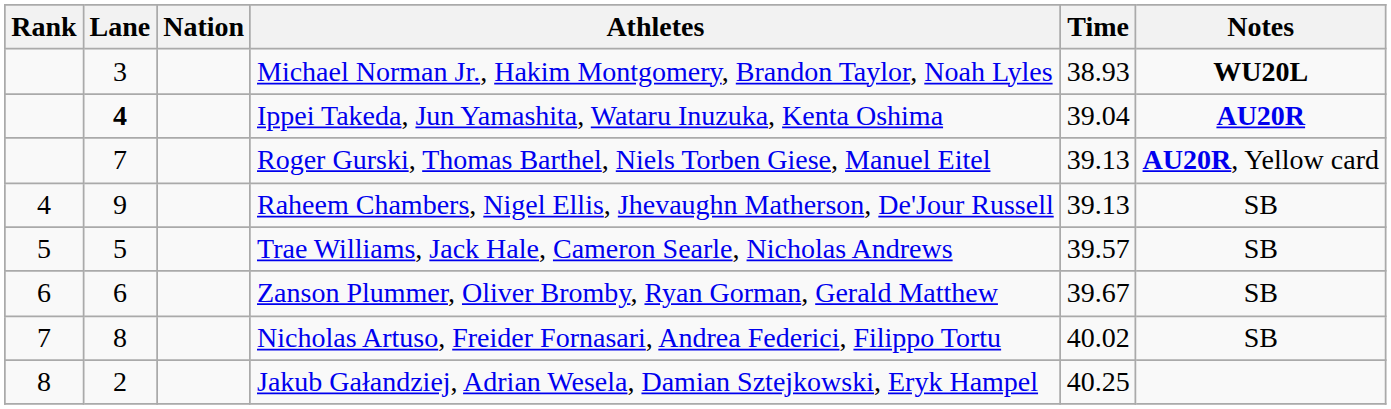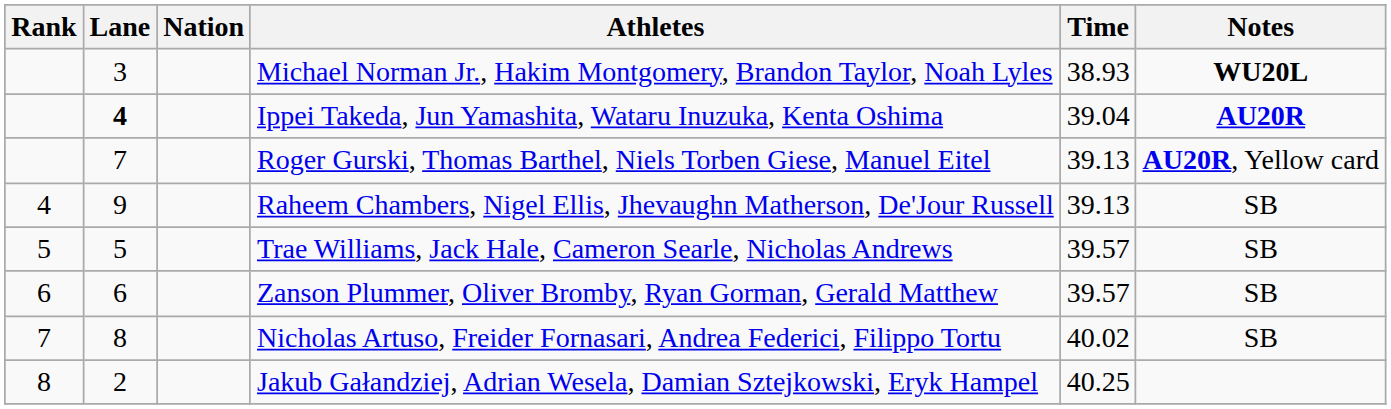(1098, 293) 39.67 -> (1098, 293) 39.57
